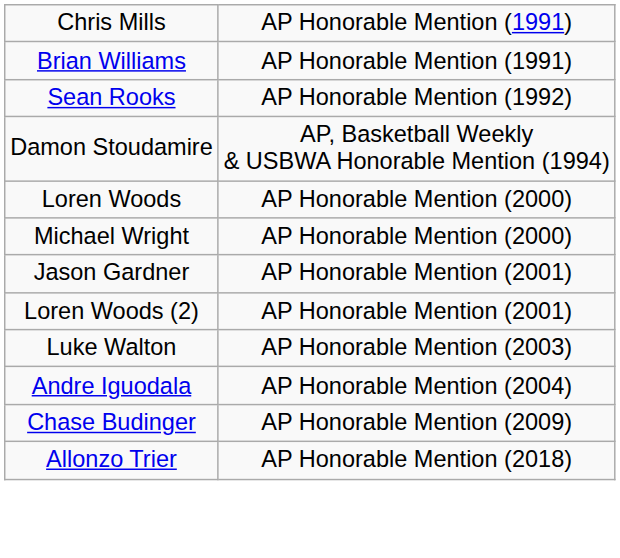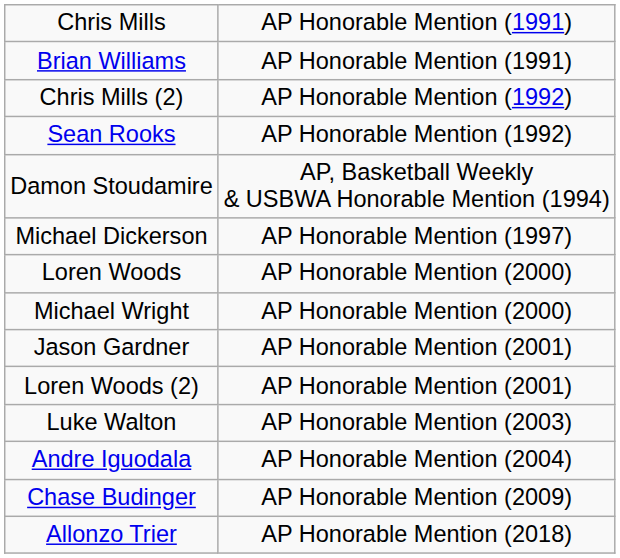+ row: (111, 97)
+ row: (111, 236)
